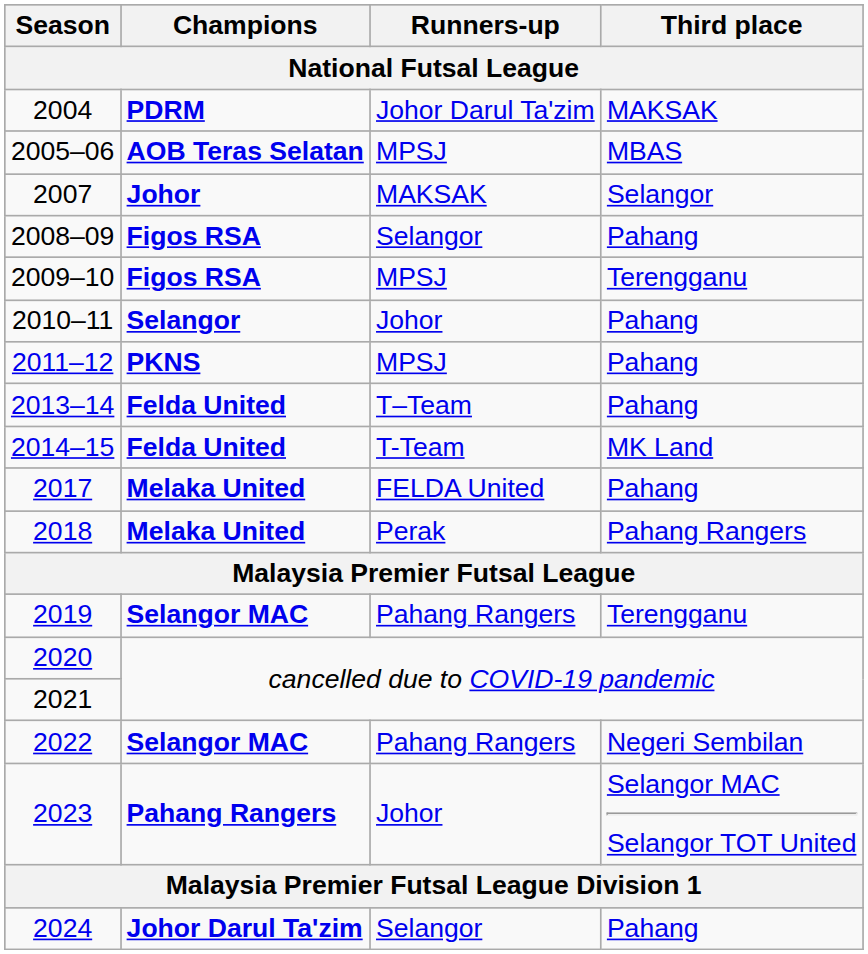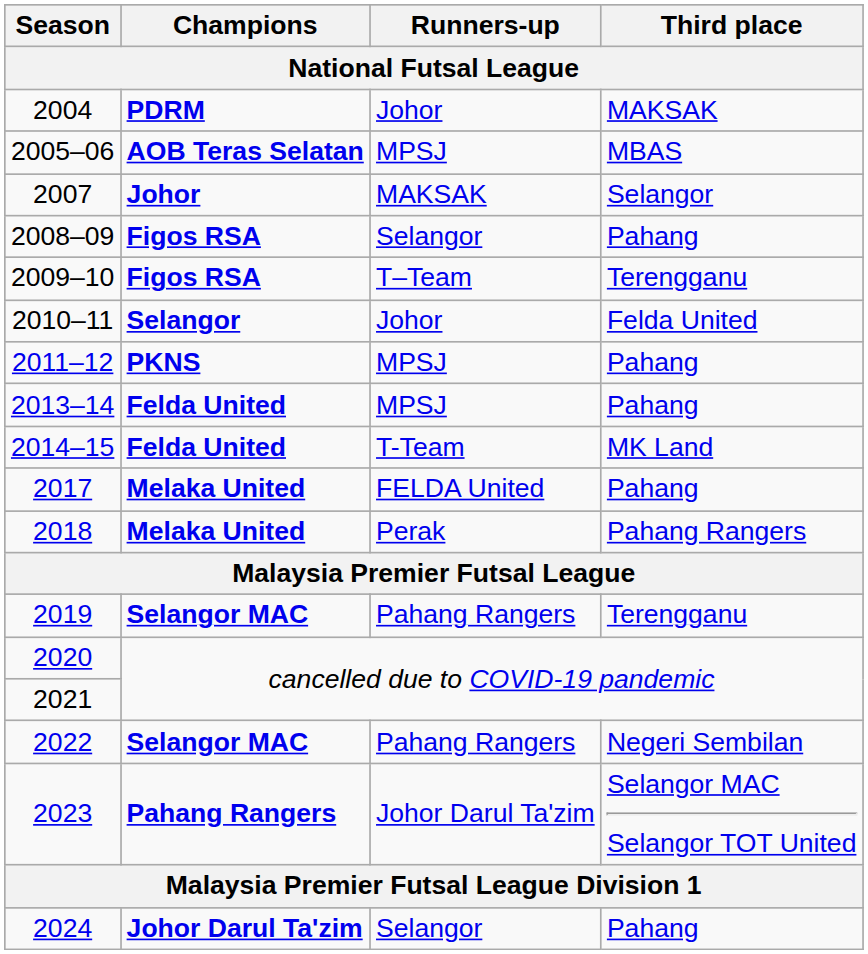(485, 109) Johor Darul Ta'zim -> (409, 109) Johor
(411, 278) MPSJ -> (424, 278) T–Team
(653, 320) Pahang -> (682, 320) Felda United
(424, 404) T–Team -> (411, 404) MPSJ
(409, 813) Johor -> (485, 813) Johor Darul Ta'zim
